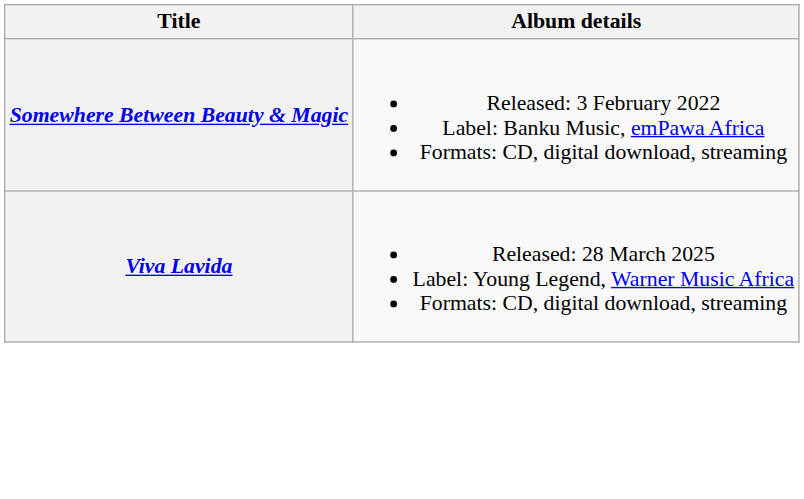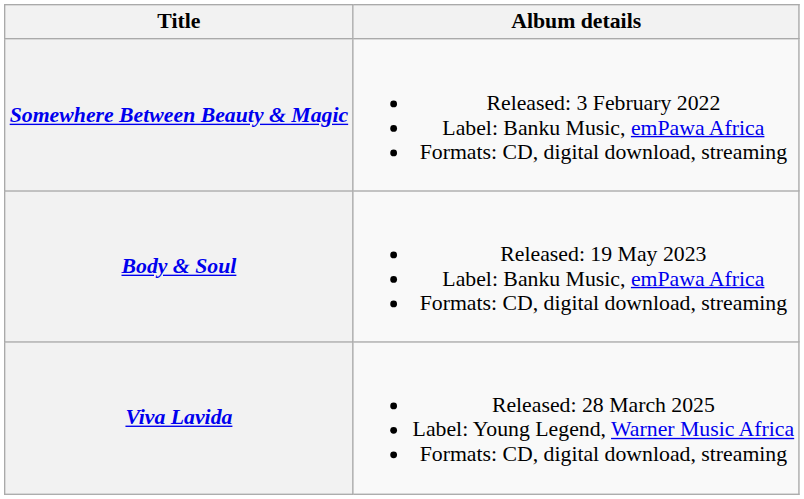+ row: (179, 266)
